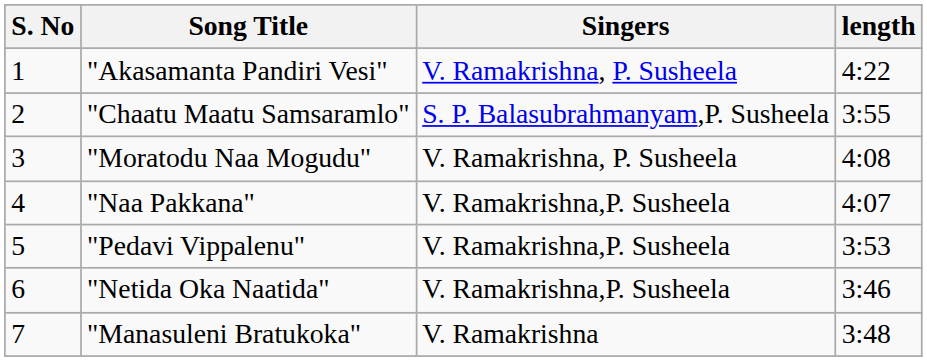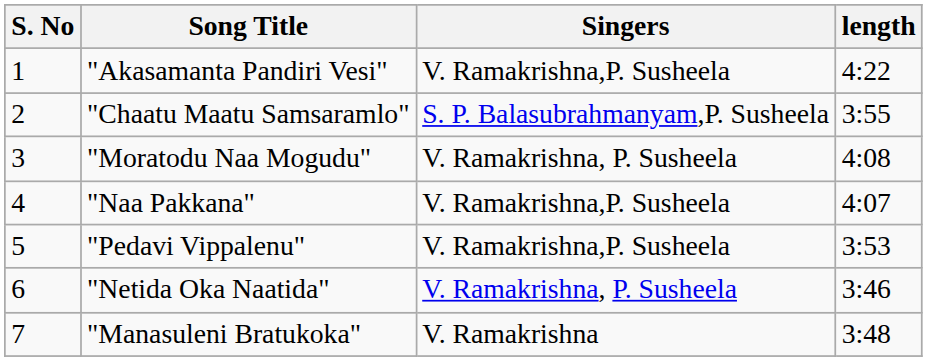(580, 70) V. Ramakrishna, P. Susheela -> (576, 70) V. Ramakrishna,P. Susheela
(576, 289) V. Ramakrishna,P. Susheela -> (580, 289) V. Ramakrishna, P. Susheela
